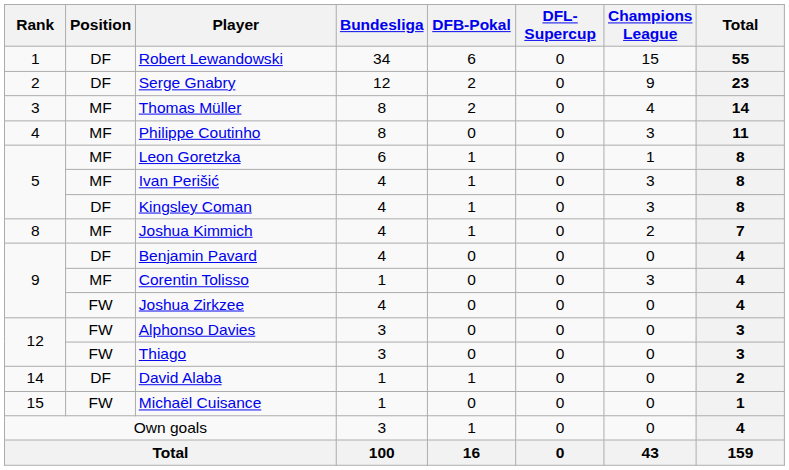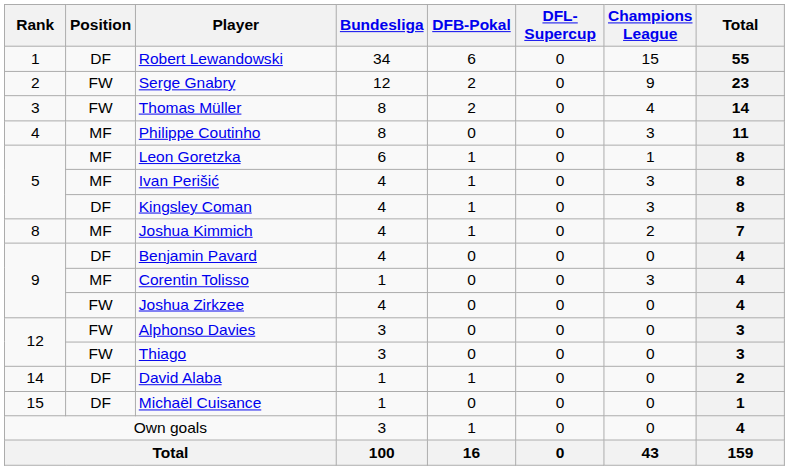(101, 83) DF -> (101, 83) FW
(101, 108) MF -> (101, 108) FW
(101, 403) FW -> (101, 403) DF
